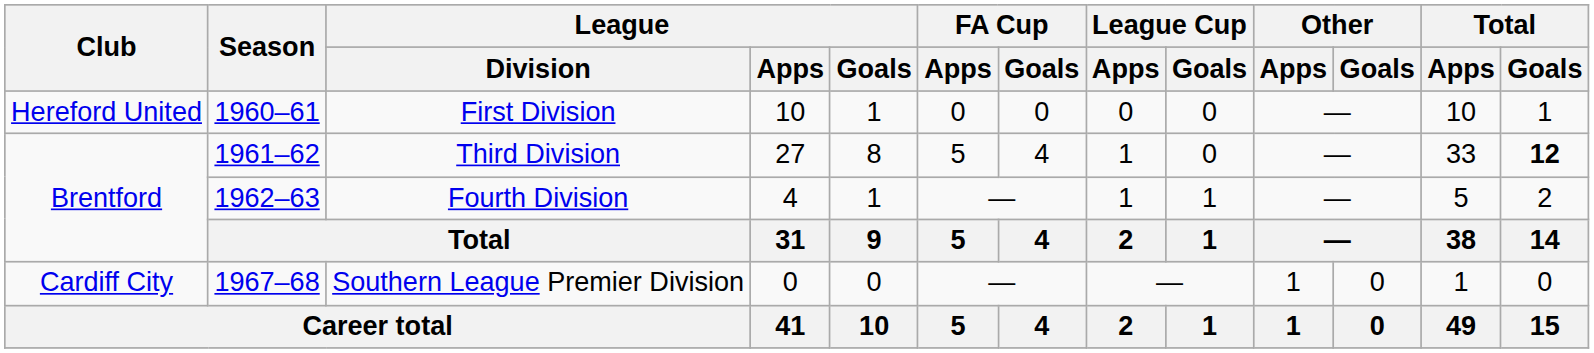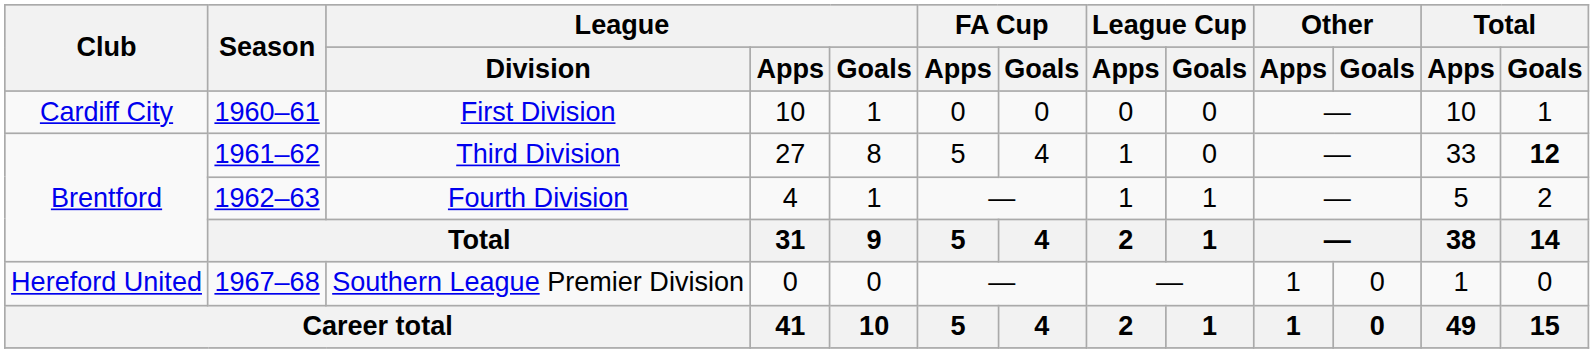(107, 111) Hereford United -> (107, 111) Cardiff City
(107, 283) Cardiff City -> (107, 283) Hereford United
